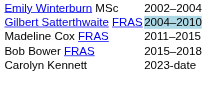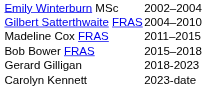(173, 22) lightblue background -> (173, 22) no background
+ row: (43, 65)
